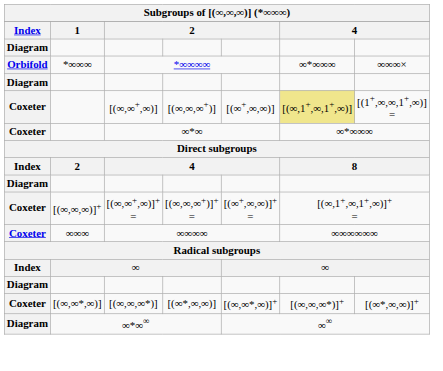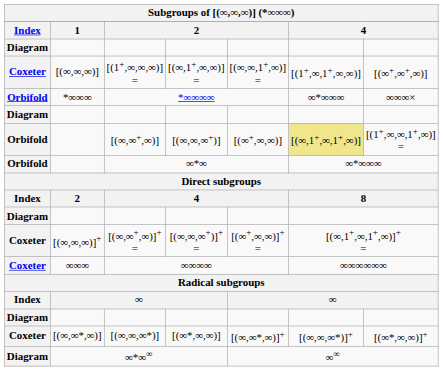+ row: (135, 72)
(27, 106) Coxeter -> (27, 139) Orbifold
(27, 131) Coxeter -> (27, 164) Orbifold
